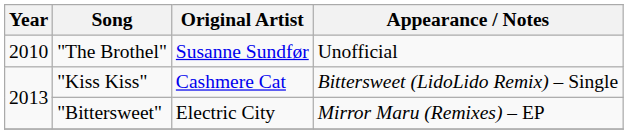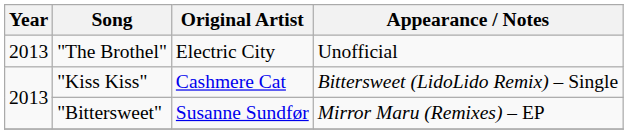(29, 50) 2010 -> (29, 50) 2013
(242, 50) Susanne Sundfør -> (225, 50) Electric City
(225, 112) Electric City -> (242, 112) Susanne Sundfør
